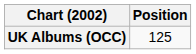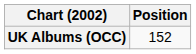(160, 37) 125 -> (160, 37) 152
